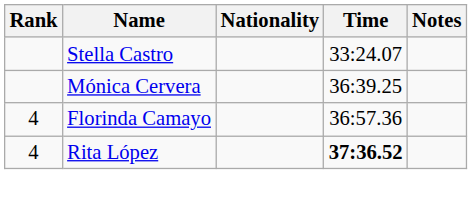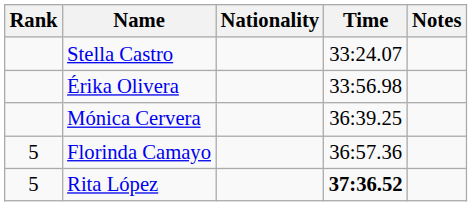+ row: (123, 86)
(33, 119) 4 -> (33, 151) 5
(33, 151) 4 -> (33, 184) 5
